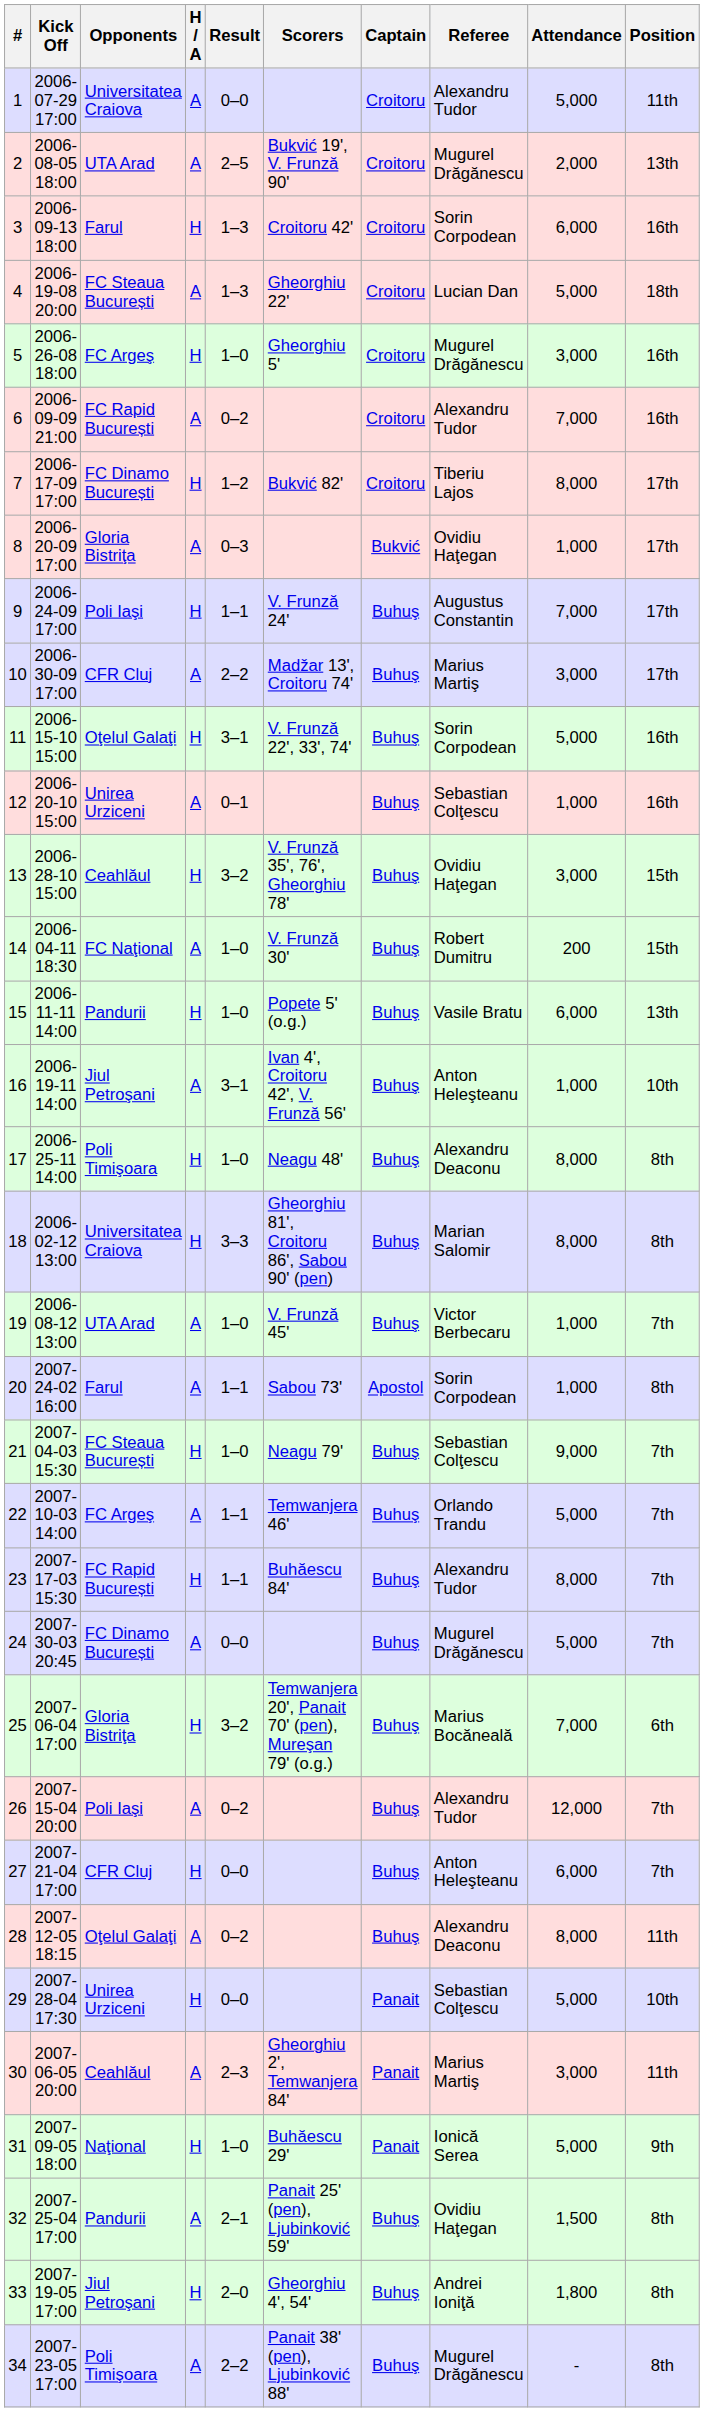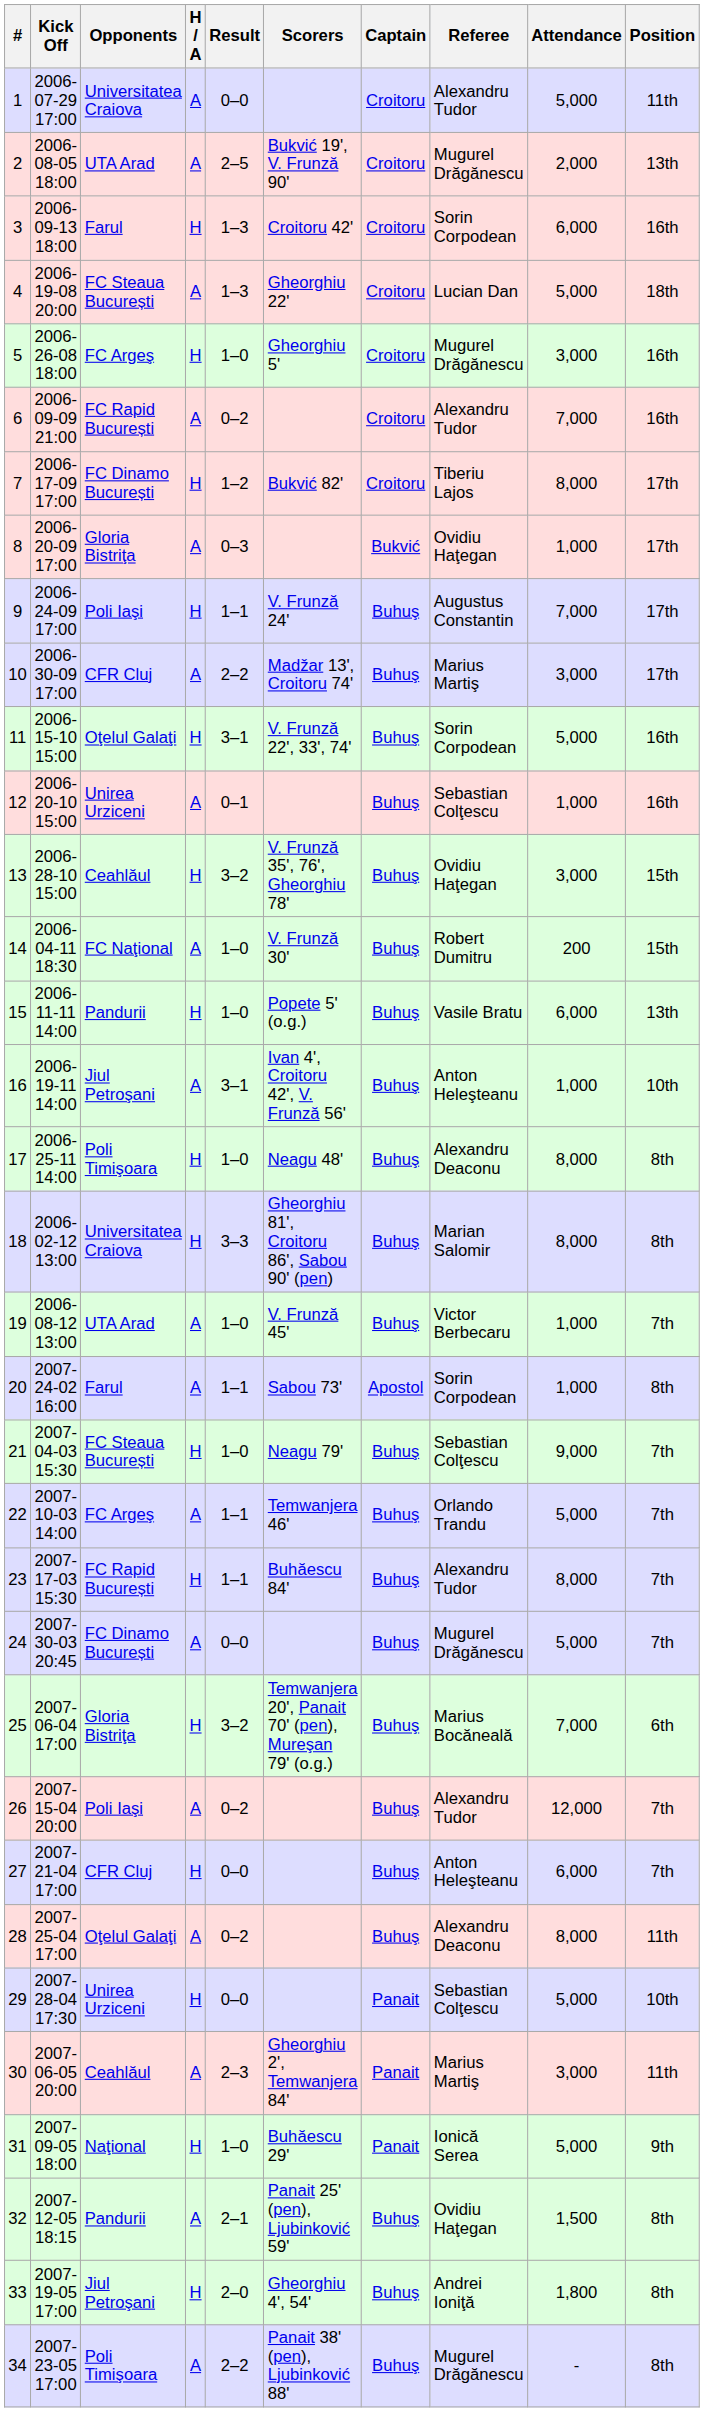(56, 1935) 2007-12-05 18:15 -> (56, 1935) 2007-25-04 17:00
(56, 2219) 2007-25-04 17:00 -> (56, 2219) 2007-12-05 18:15
